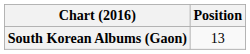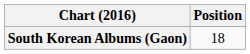(218, 37) 13 -> (218, 37) 18
